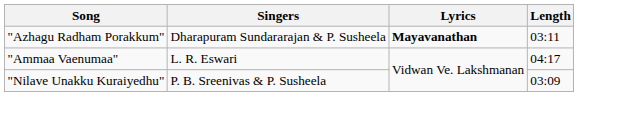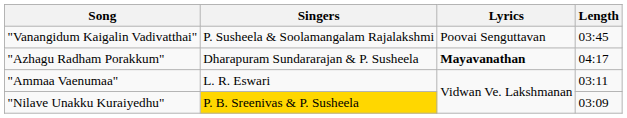+ row: (102, 37)
(545, 37) 03:11 -> (594, 59) 04:17
(545, 59) 04:17 -> (593, 81) 03:11
(248, 81) no background -> (281, 102) gold background
